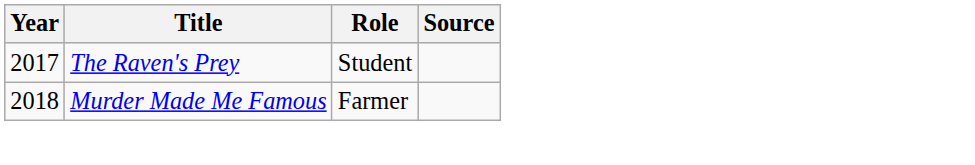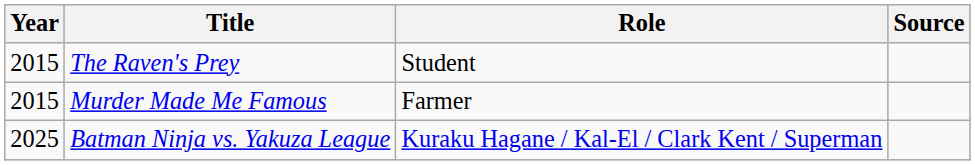(35, 62) 2017 -> (35, 62) 2015
(35, 100) 2018 -> (35, 100) 2015
+ row: (230, 139)
